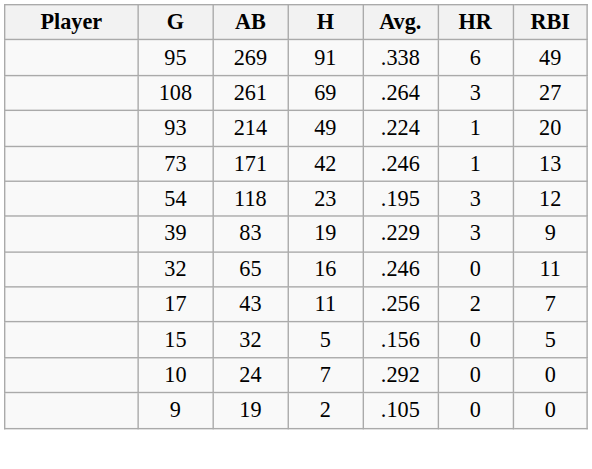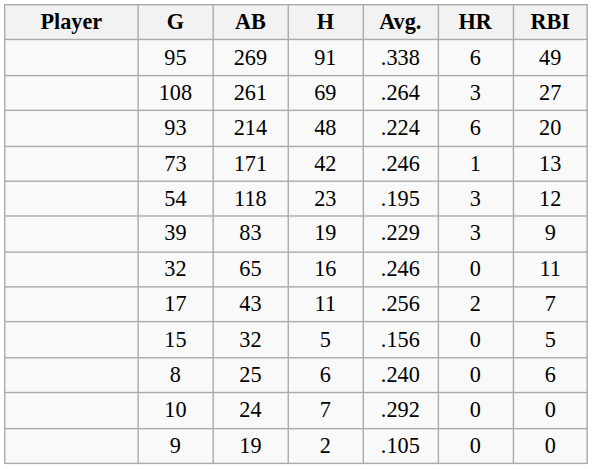(325, 127) 49 -> (325, 127) 48
(475, 127) 1 -> (475, 127) 6
+ row: (175, 374)
